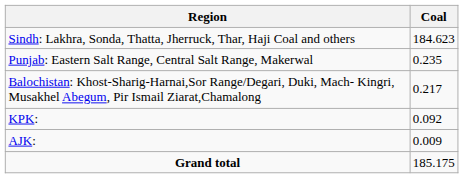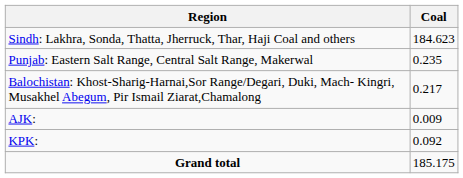rows swapped: (23, 118) <-> (22, 140)
